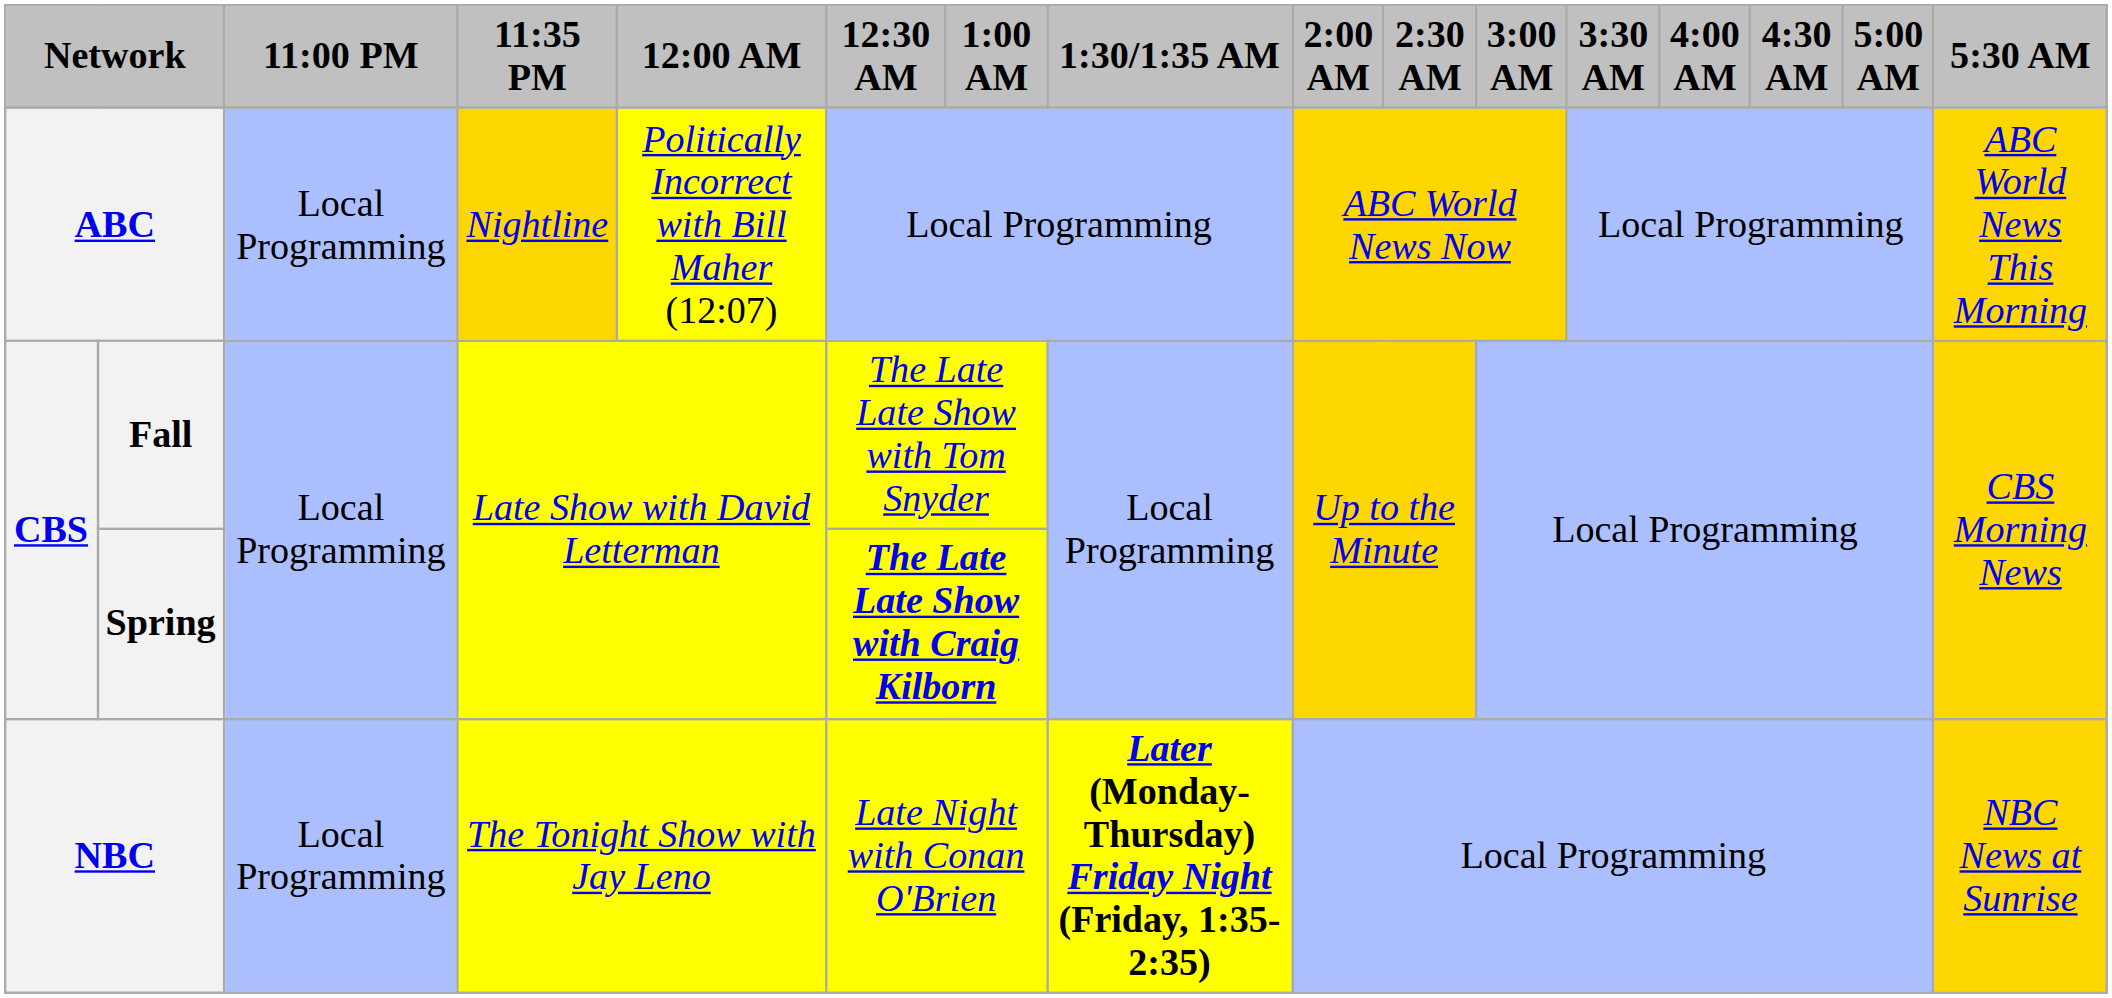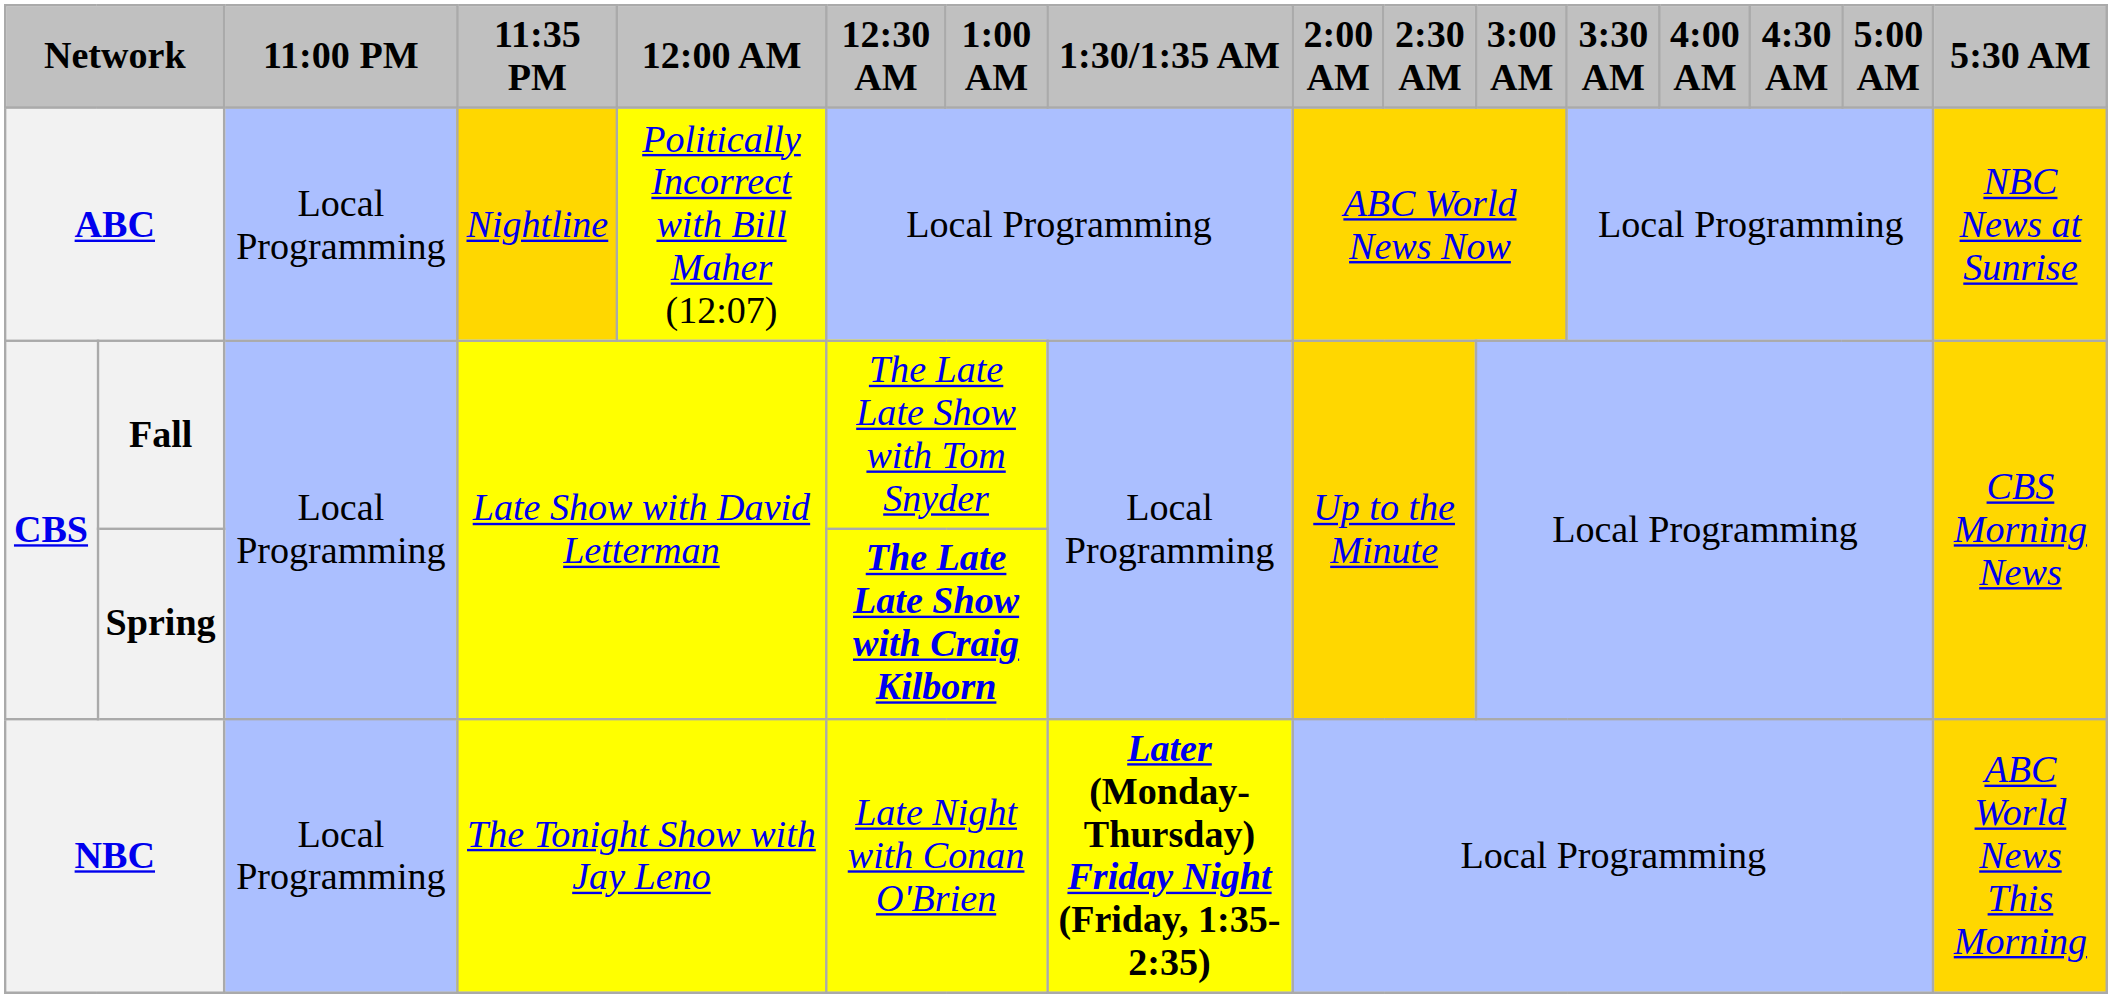(2020, 223) ABC World News This Morning -> (2020, 223) NBC News at Sunrise
(2020, 854) NBC News at Sunrise -> (2020, 854) ABC World News This Morning
